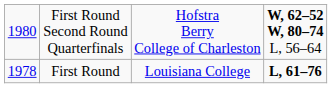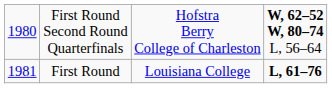(22, 71) 1978 -> (22, 71) 1981
